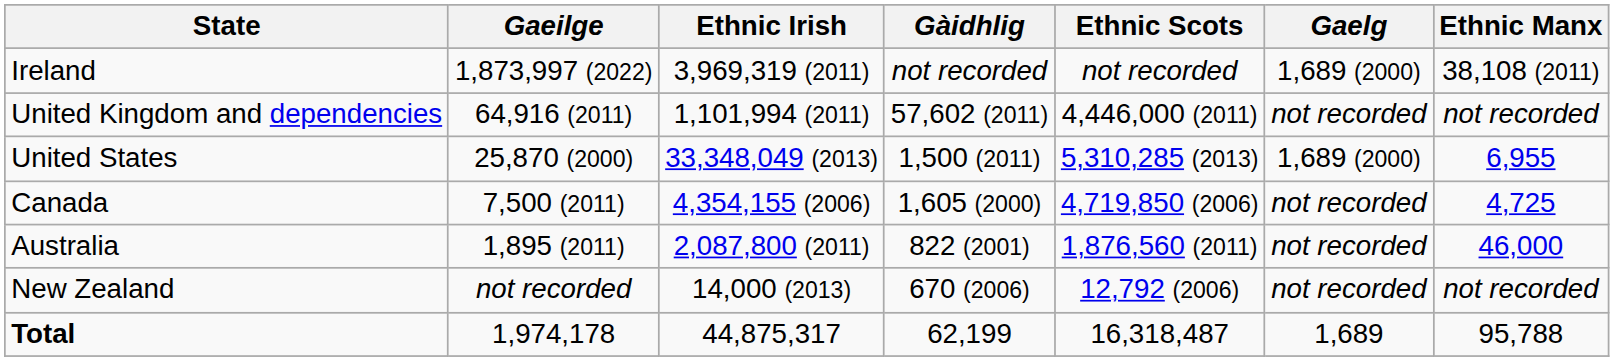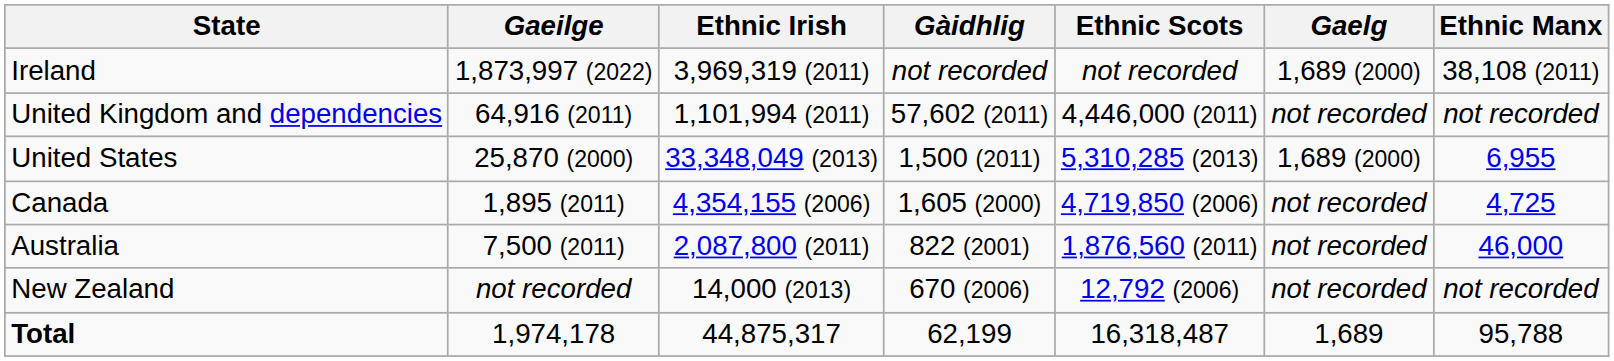(554, 202) 7,500 (2011) -> (554, 202) 1,895 (2011)
(554, 245) 1,895 (2011) -> (554, 245) 7,500 (2011)
